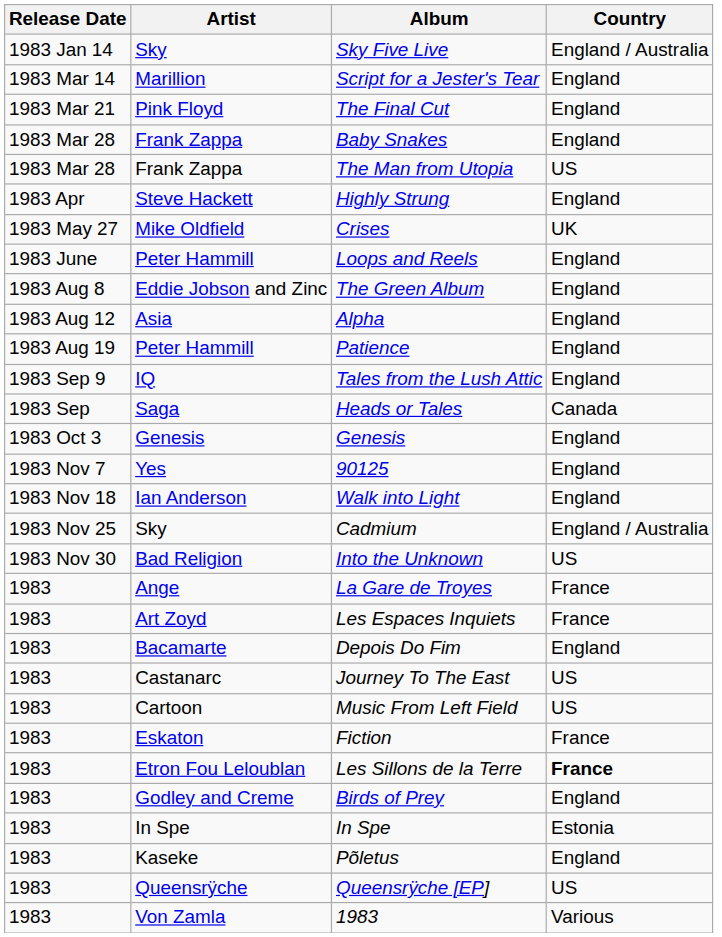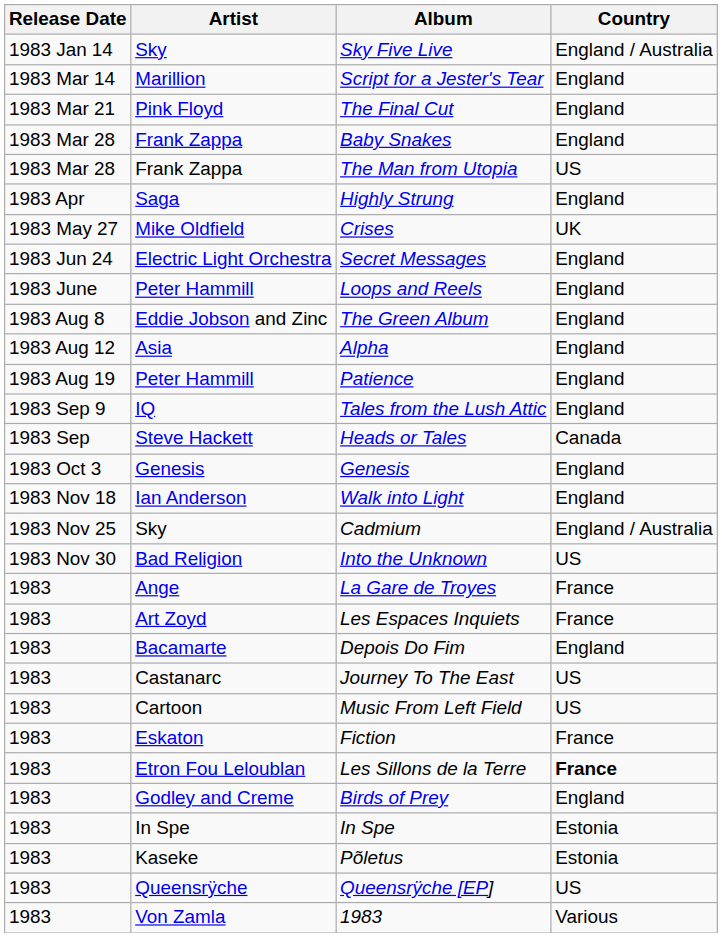(194, 199) Steve Hackett -> (157, 199) Saga
+ row: (413, 259)
(157, 408) Saga -> (194, 438) Steve Hackett
- row: (362, 468)
(586, 857) England -> (587, 857) Estonia
